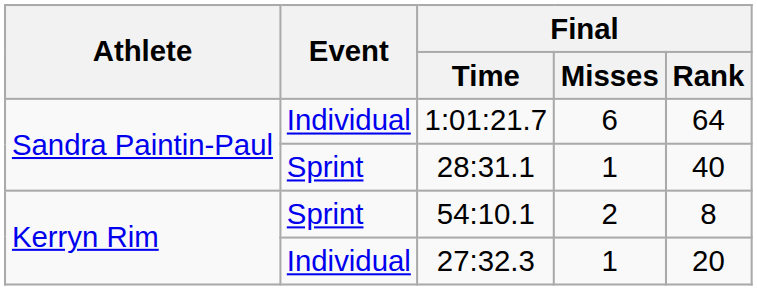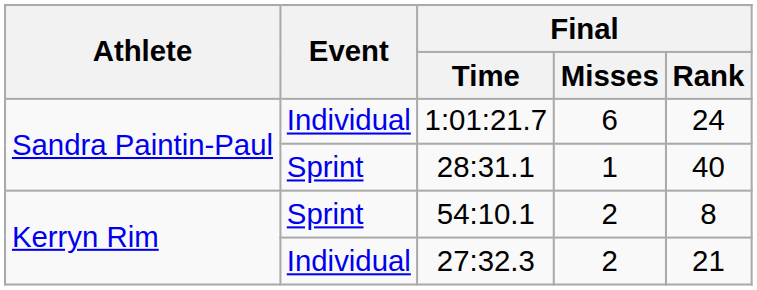(708, 121) 64 -> (708, 121) 24
(610, 261) 1 -> (610, 261) 2
(708, 261) 20 -> (708, 261) 21
